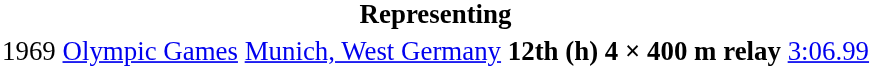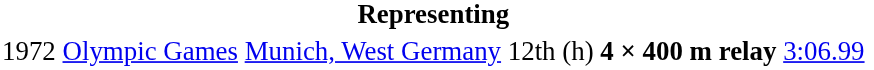(29, 50) 1969 -> (29, 50) 1972
(553, 50) bold -> (551, 50) normal
